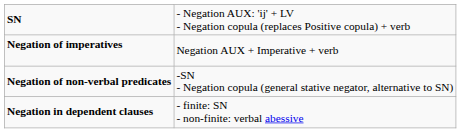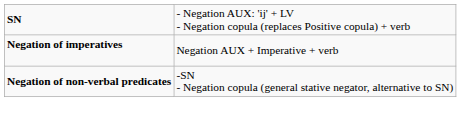- row: (80, 112)
